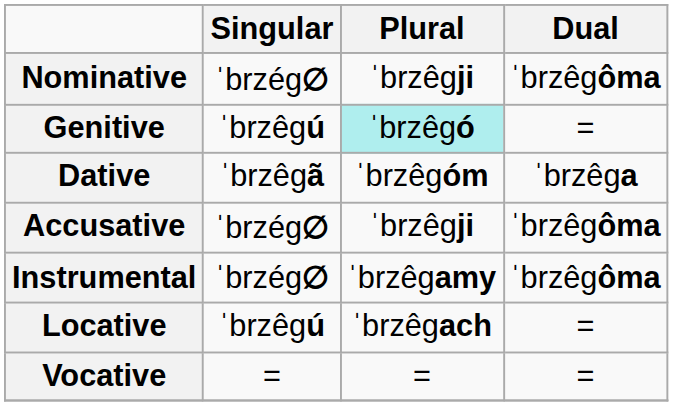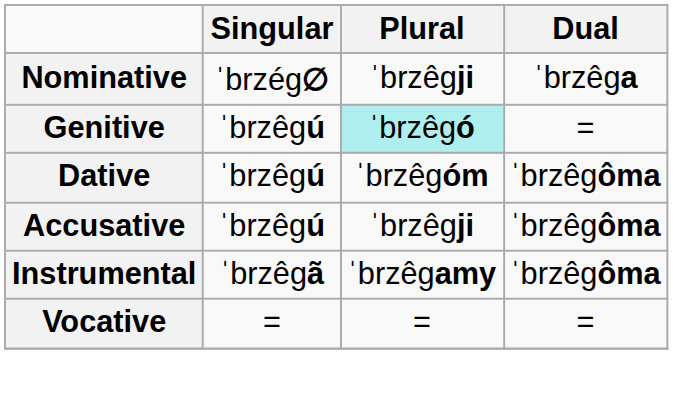(586, 78) ˈbrzêgôma -> (586, 78) ˈbrzêga
(272, 176) ˈbrzêgã -> (272, 176) ˈbrzêgú
(586, 176) ˈbrzêga -> (586, 176) ˈbrzêgôma
(272, 227) ˈbrzég∅ -> (272, 225) ˈbrzêgú
(272, 278) ˈbrzég∅ -> (272, 274) ˈbrzêgã
- row: (104, 326)
